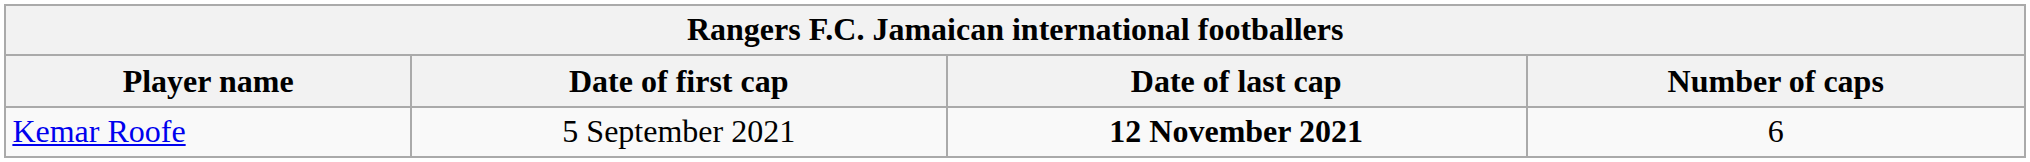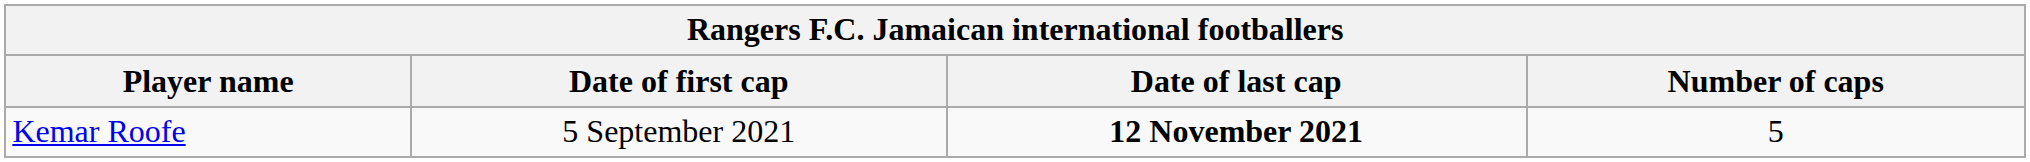(1776, 131) 6 -> (1776, 131) 5
